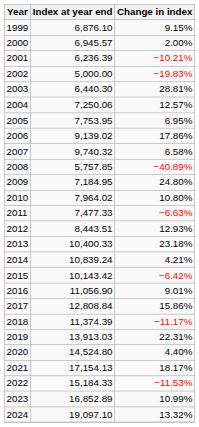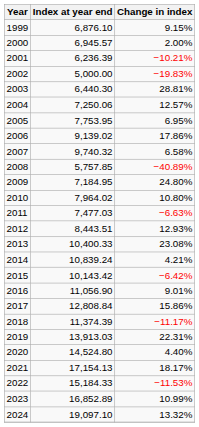(94, 213) 7,477.33 -> (94, 213) 7,477.03
(176, 244) 23.18% -> (176, 244) 23.08%
